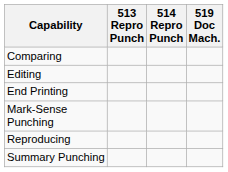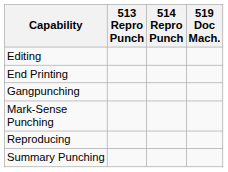- row: (34, 56)
+ row: (43, 91)
